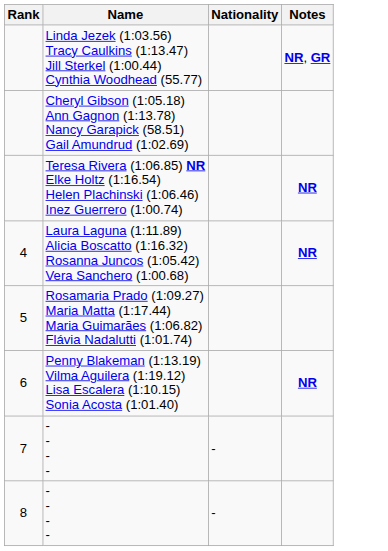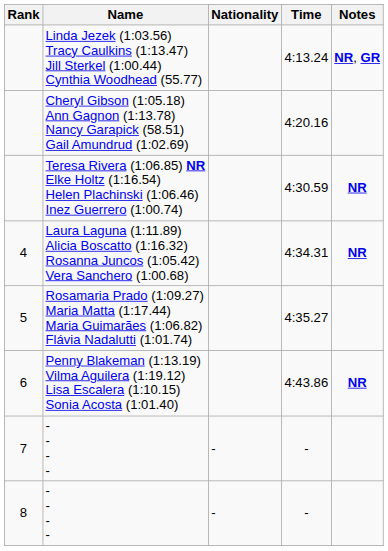+ column: (306, 14)
